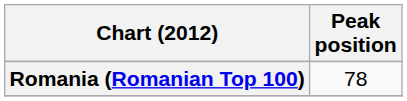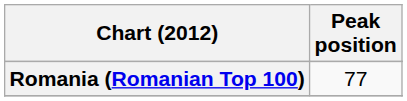(356, 78) 78 -> (356, 78) 77
